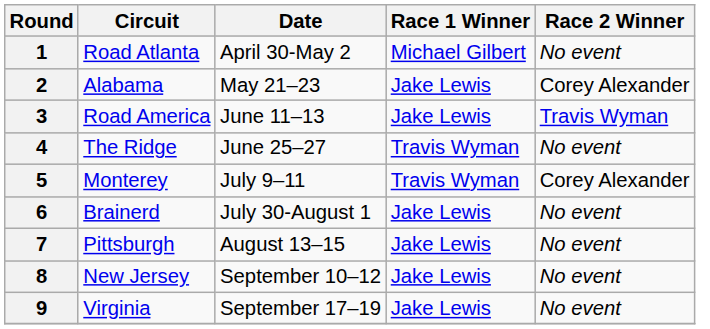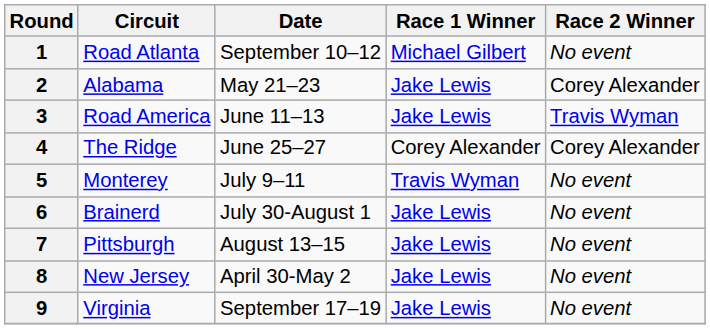(285, 52) April 30-May 2 -> (301, 52) September 10–12
(455, 148) Travis Wyman -> (466, 148) Corey Alexander
(580, 148) No event -> (625, 148) Corey Alexander
(615, 180) Corey Alexander -> (591, 180) No event
(301, 276) September 10–12 -> (285, 276) April 30-May 2
